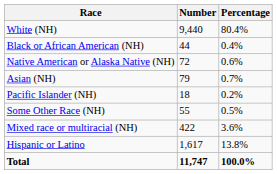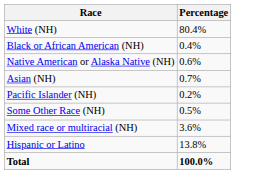- column: (198, 12)
